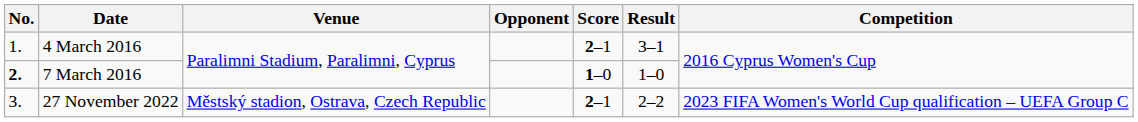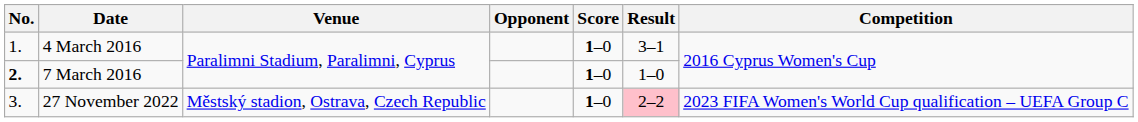(598, 46) 2–1 -> (598, 46) 1–0
(598, 102) 2–1 -> (598, 102) 1–0
(651, 102) no background -> (651, 102) pink background
